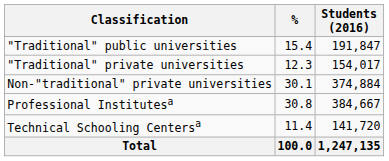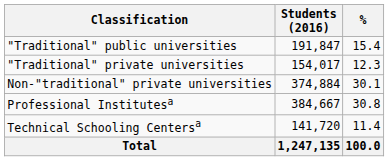columns swapped: (349, 21) <-> (295, 21)
